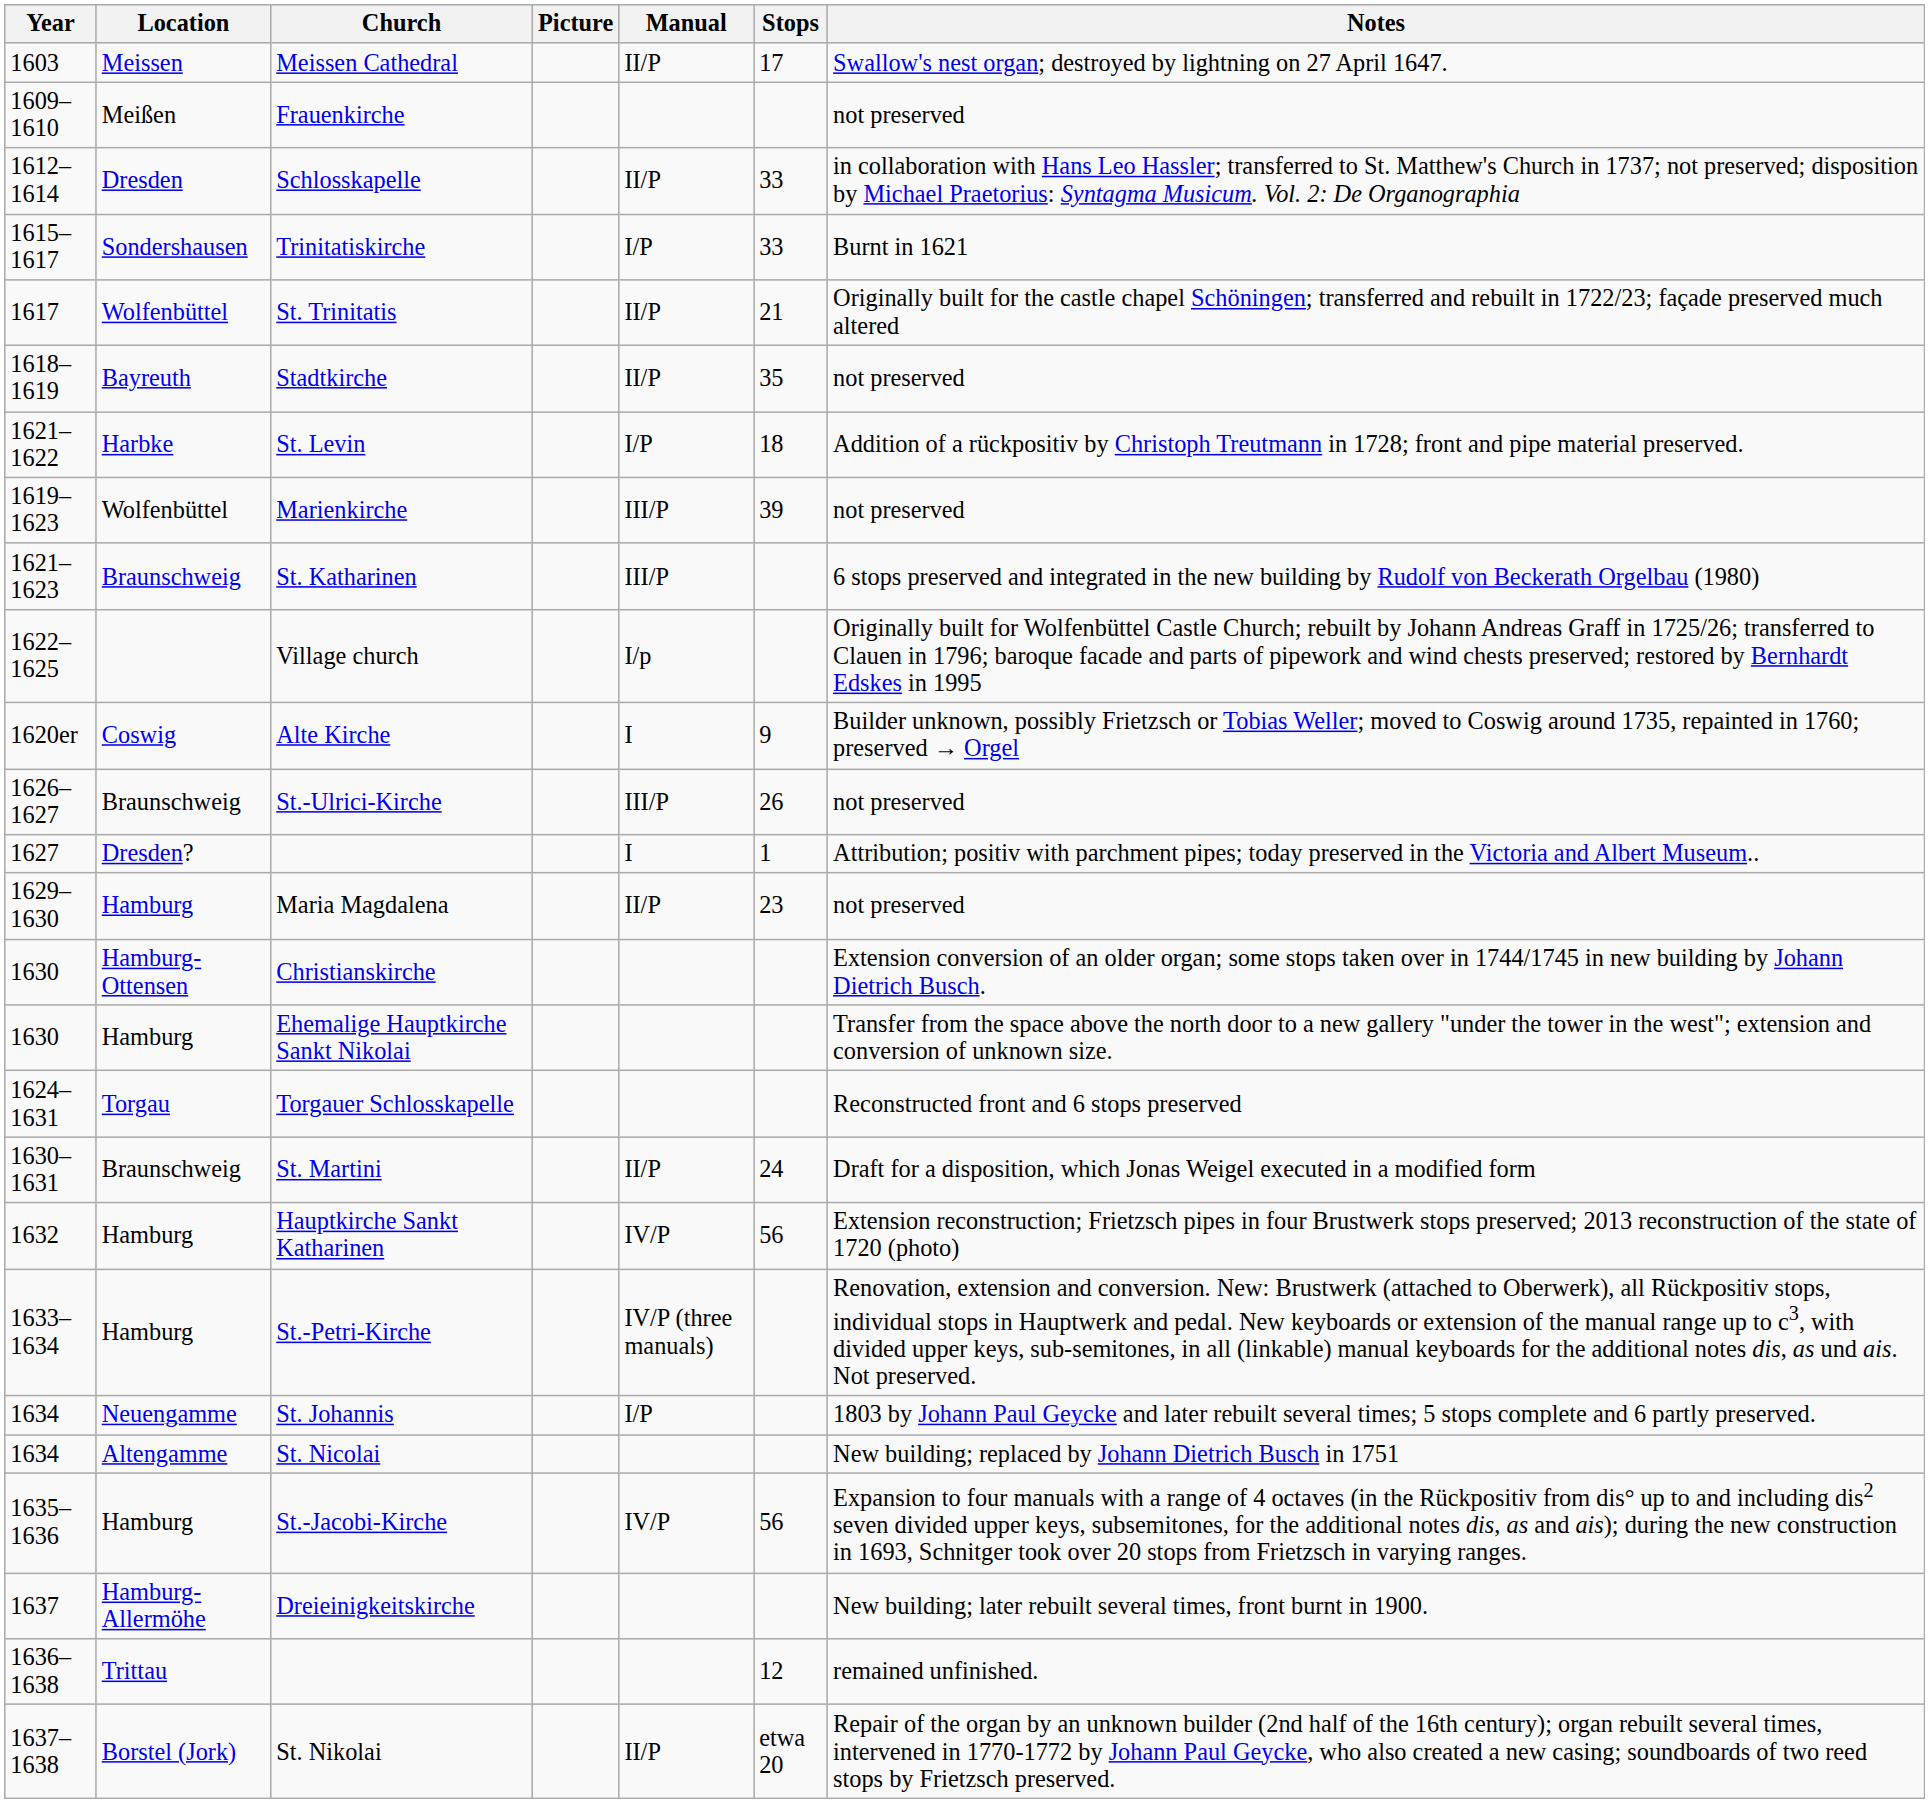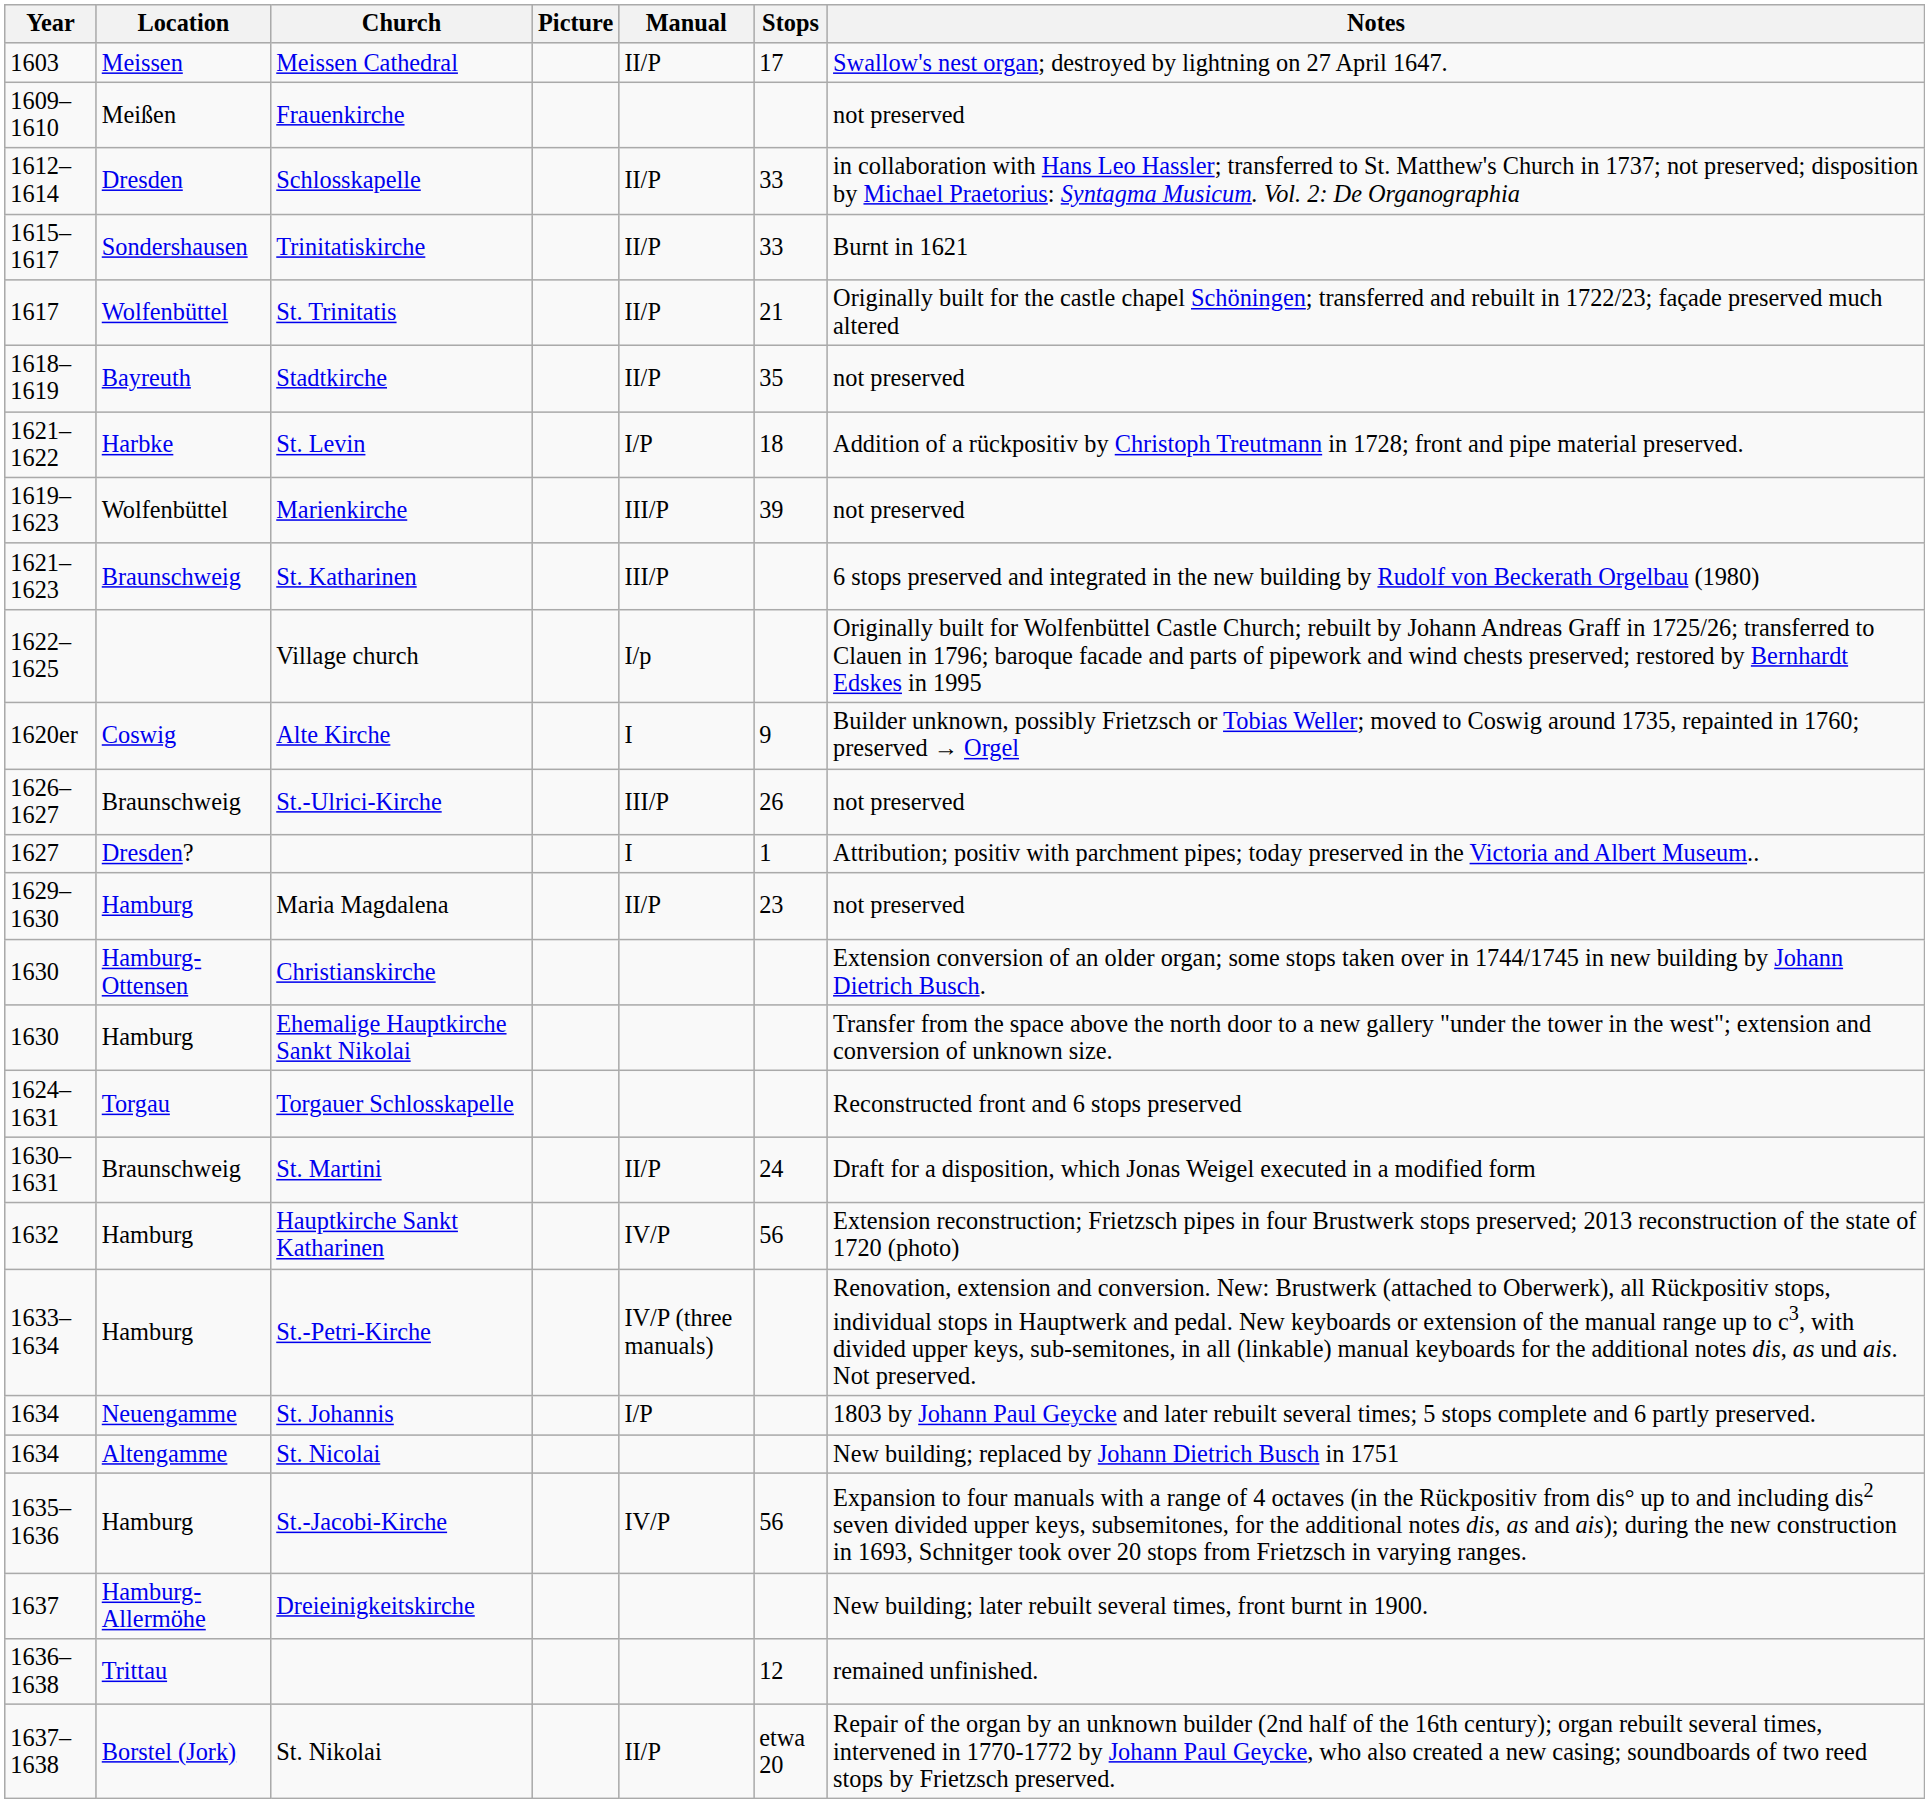(639, 246) I/P -> (643, 246) II/P
